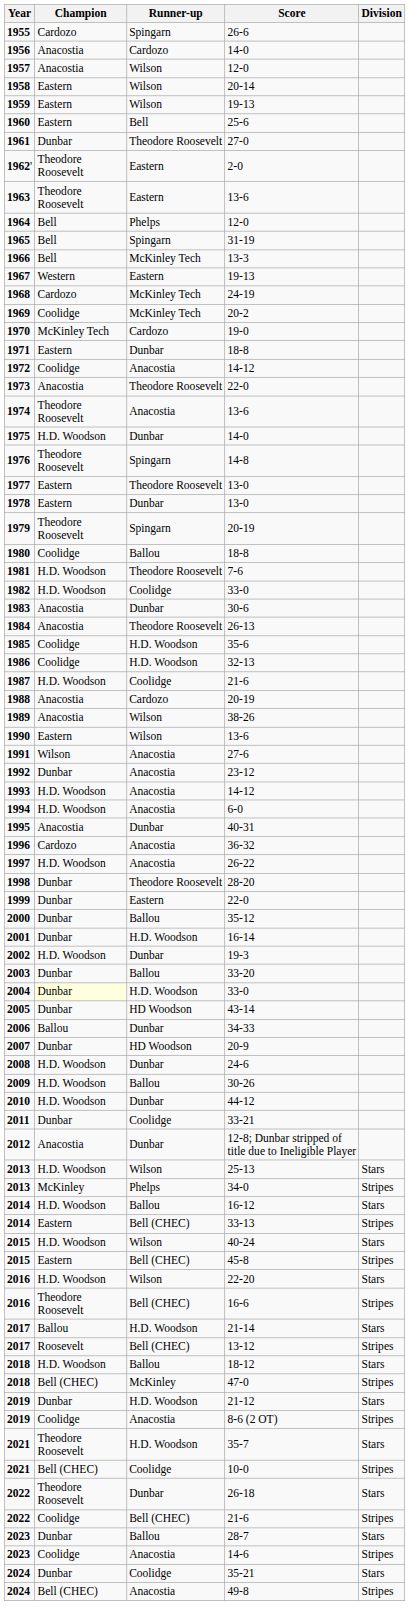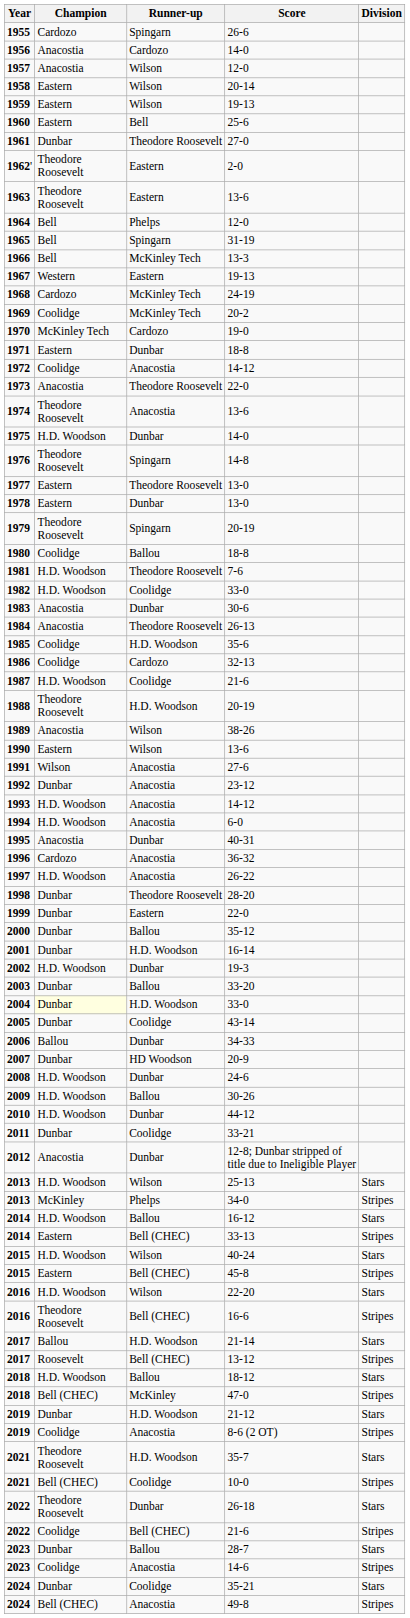(163, 663) H.D. Woodson -> (149, 663) Cardozo
(60, 699) Anacostia -> (60, 706) Theodore Roosevelt
(149, 699) Cardozo -> (163, 706) H.D. Woodson
(160, 1010) HD Woodson -> (150, 1023) Coolidge
